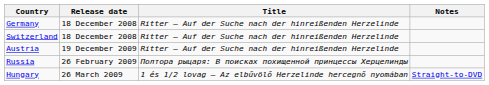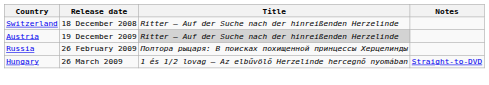- row: (23, 23)
(270, 49) no background -> (270, 36) lightgrey background
